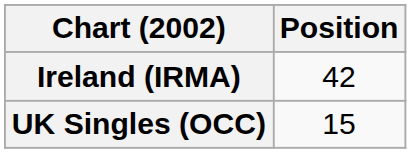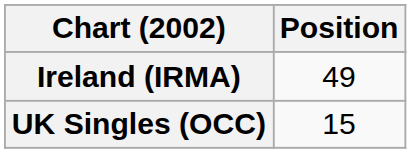(339, 76) 42 -> (339, 76) 49
